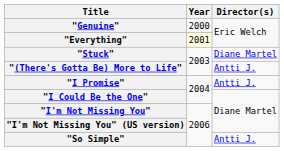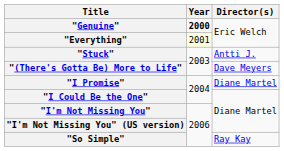(199, 26) normal -> (199, 26) bold
(245, 54) Diane Martel -> (235, 54) Antti J.
(235, 68) Antti J. -> (243, 68) Dave Meyers
(235, 82) Antti J. -> (245, 82) Diane Martel
(235, 139) Antti J. -> (232, 139) Ray Kay
